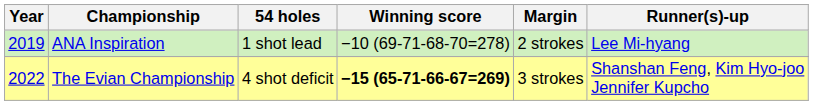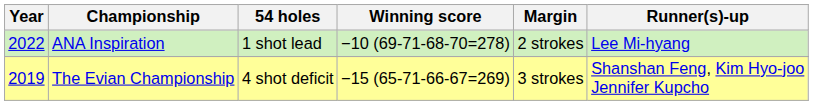(26, 43) 2019 -> (26, 43) 2022
(26, 78) 2022 -> (26, 78) 2019
(425, 78) bold -> (425, 78) normal
